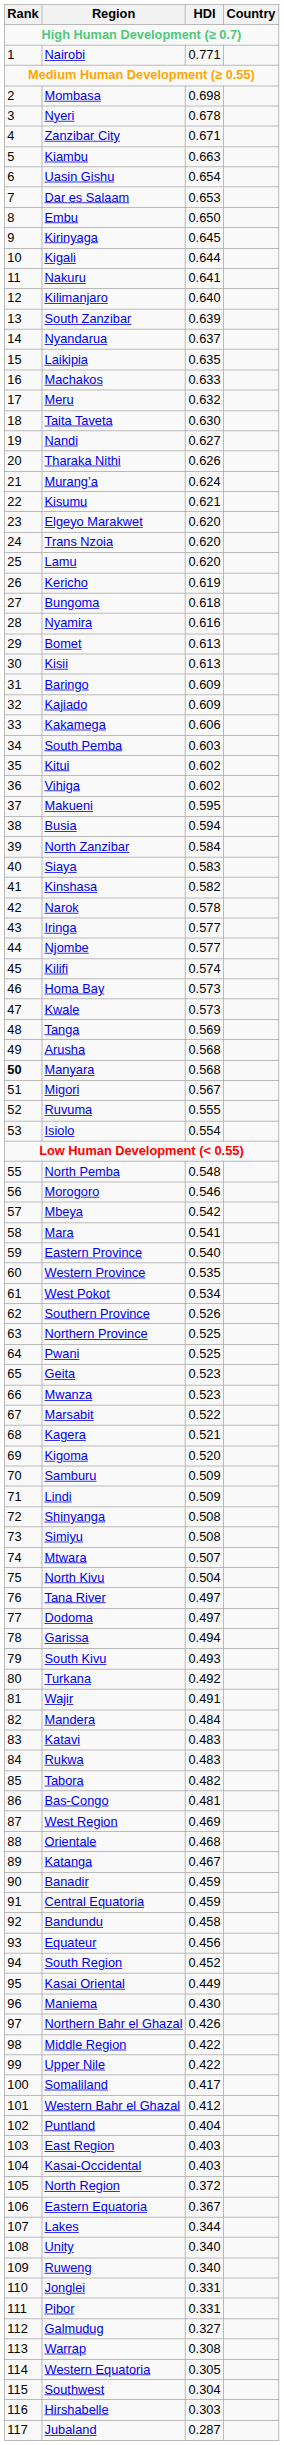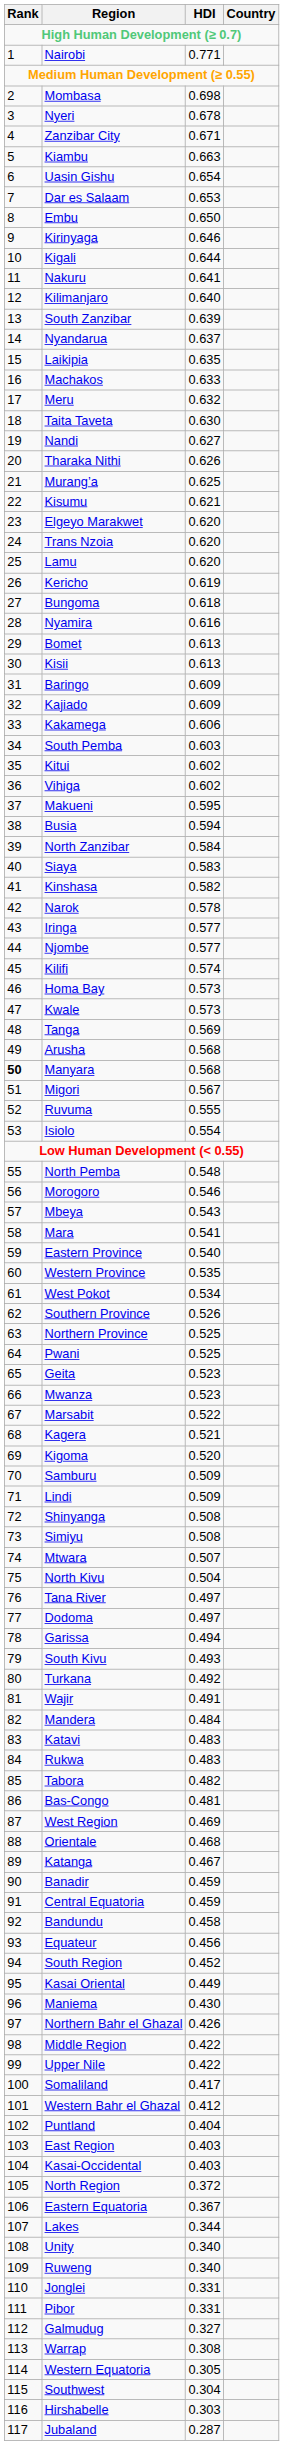(204, 237) 0.645 -> (204, 237) 0.646
(204, 481) 0.624 -> (204, 481) 0.625
(204, 1212) 0.542 -> (204, 1212) 0.543
